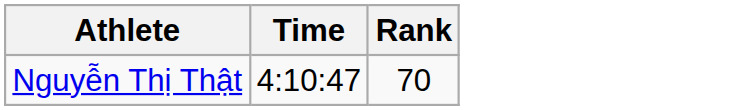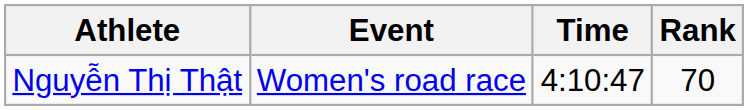+ column: (391, 30)
